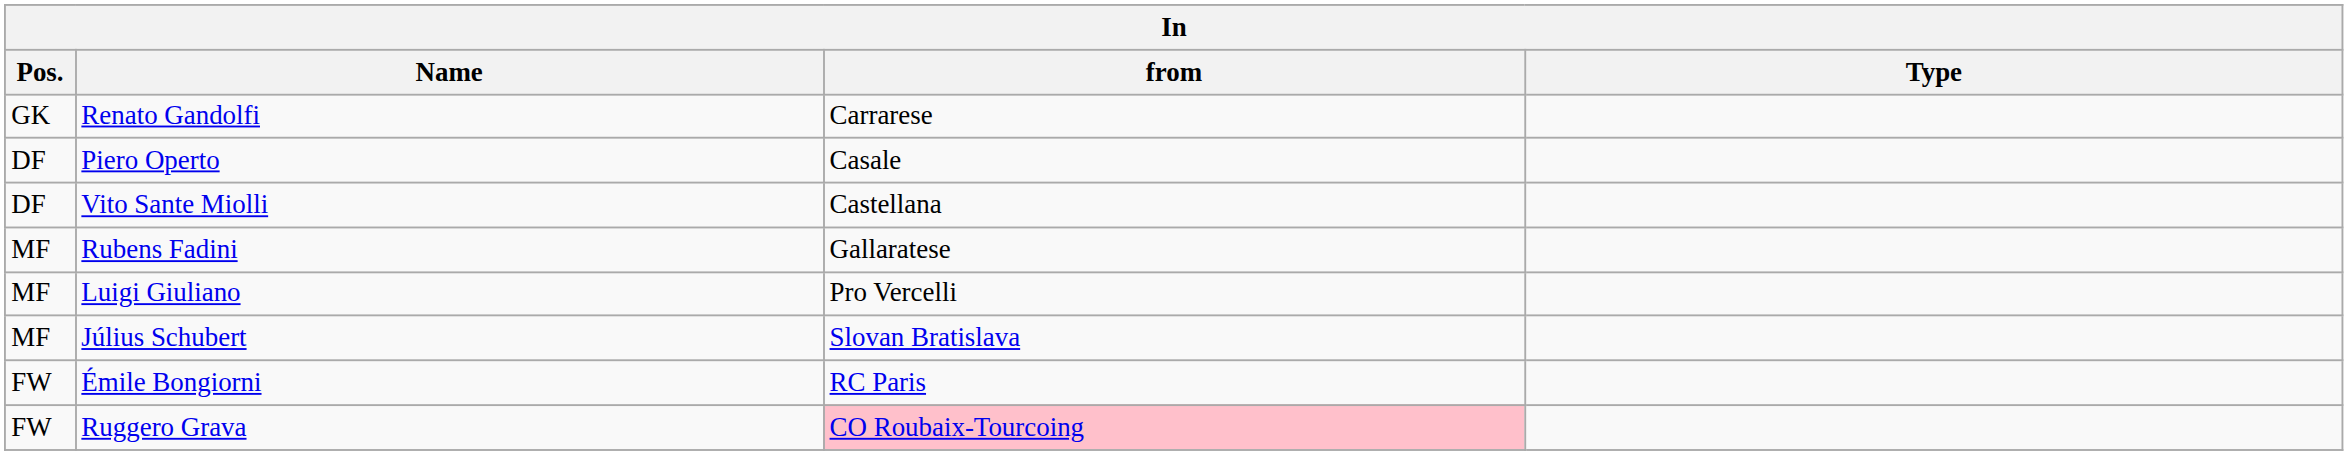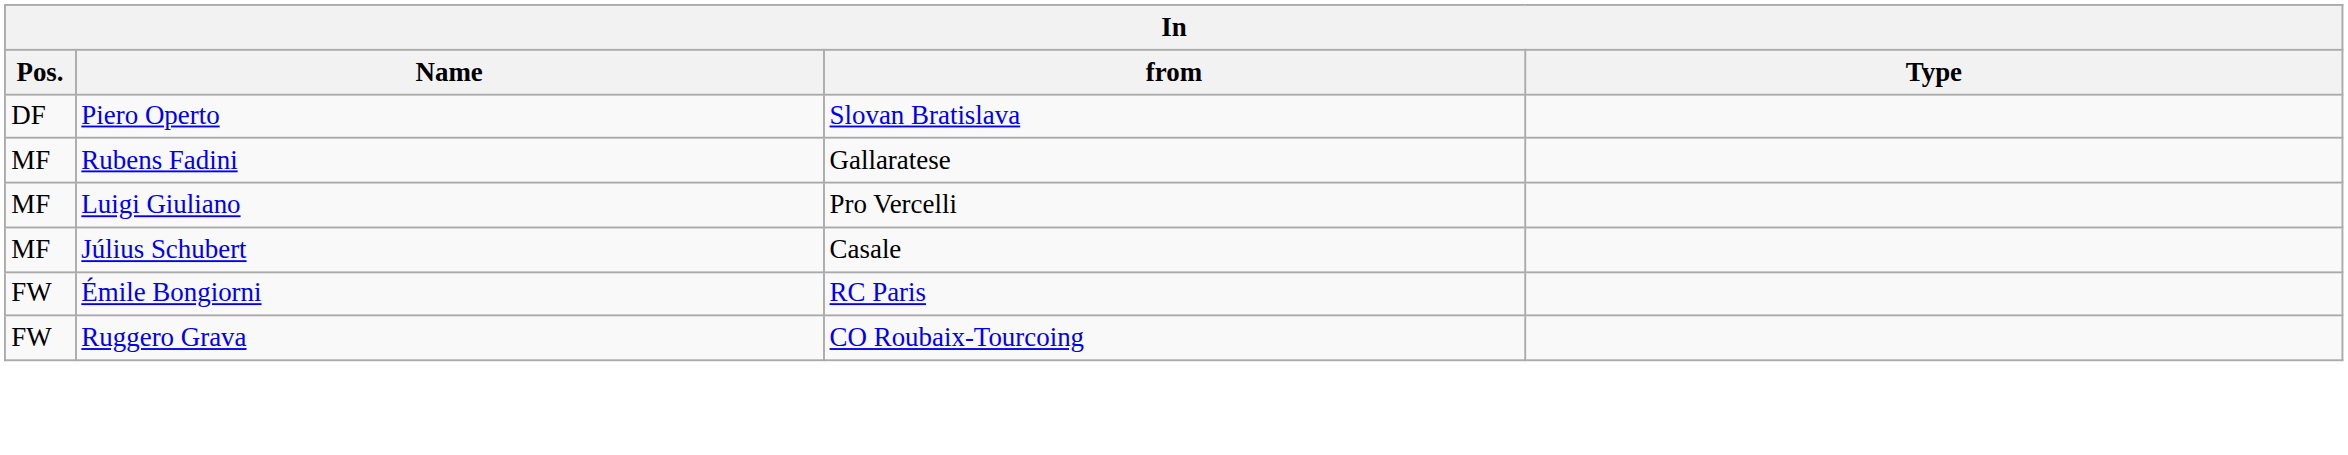- row: (171, 115)
(865, 160) Casale -> (925, 115) Slovan Bratislava
- row: (175, 204)
(925, 337) Slovan Bratislava -> (865, 249) Casale
(957, 426) pink background -> (957, 337) no background
